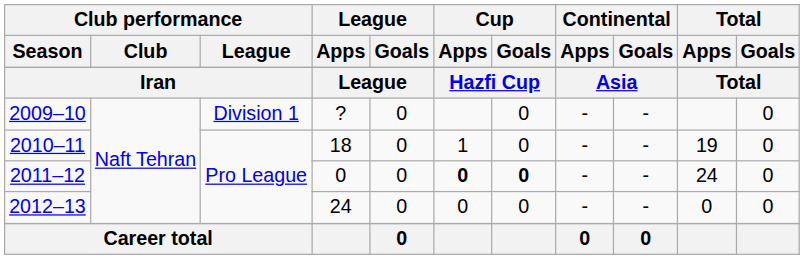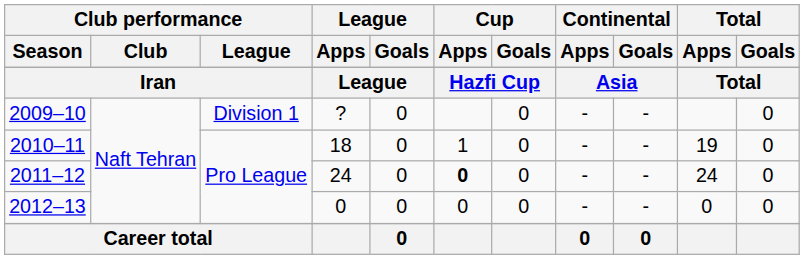(341, 176) 0 -> (341, 176) 24
(524, 176) bold -> (524, 176) normal
(341, 207) 24 -> (341, 207) 0
